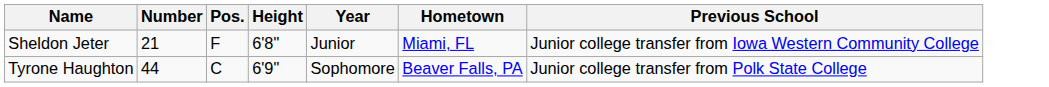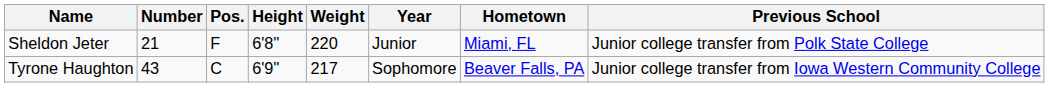+ column: (338, 17)
(755, 43) Junior college transfer from Iowa Western Community College -> (760, 43) Junior college transfer from Polk State College
(150, 69) 44 -> (150, 69) 43
(699, 69) Junior college transfer from Polk State College -> (816, 69) Junior college transfer from Iowa Western Community College
